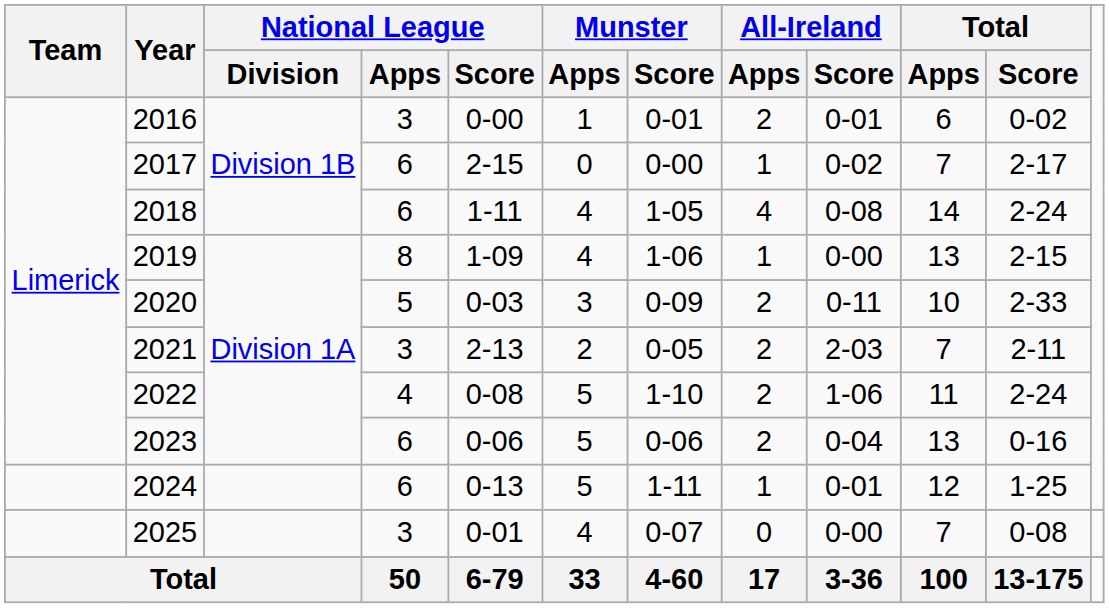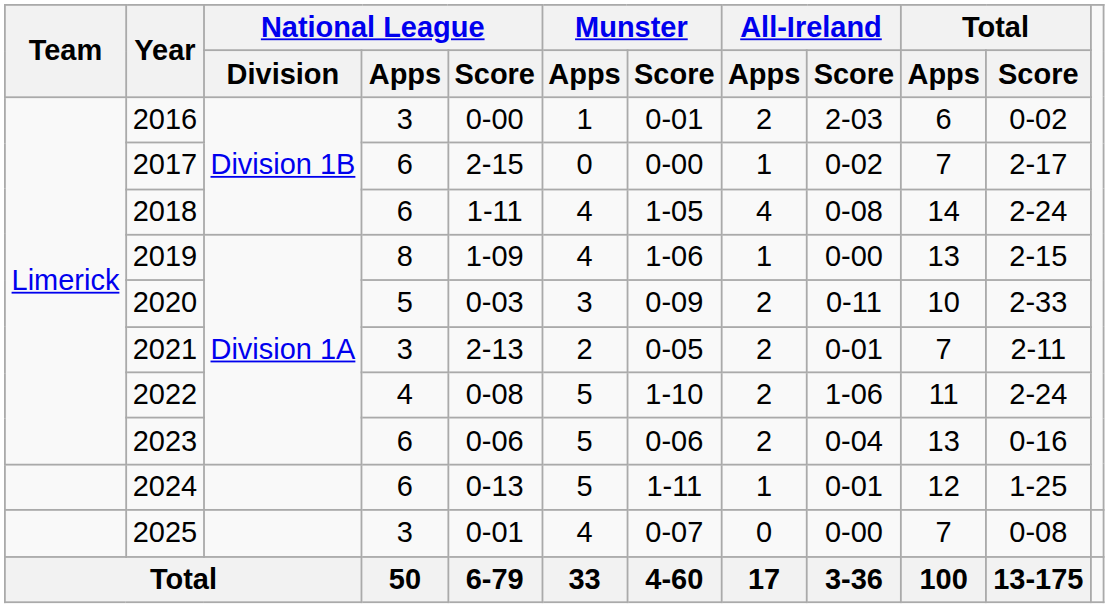(854, 119) 0-01 -> (854, 119) 2-03
(854, 348) 2-03 -> (854, 348) 0-01
